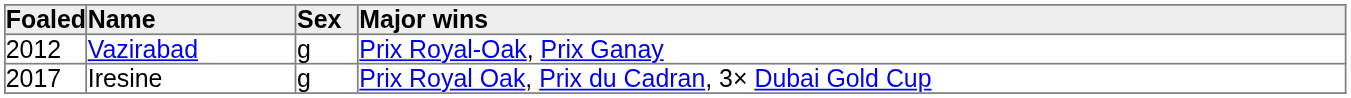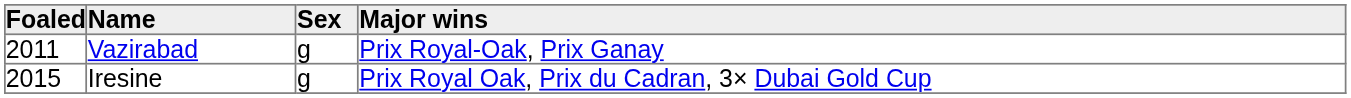(33, 49) 2012 -> (33, 49) 2011
(33, 78) 2017 -> (33, 78) 2015
